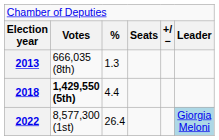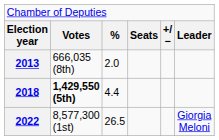(112, 64) 1.3 -> (112, 64) 2.0
(115, 121) 26.4 -> (115, 121) 26.5
(194, 121) lightblue background -> (194, 121) no background
